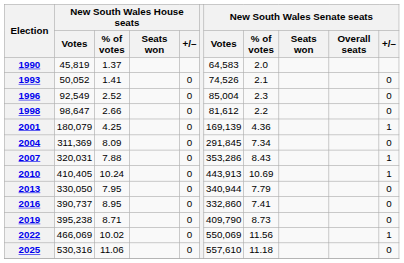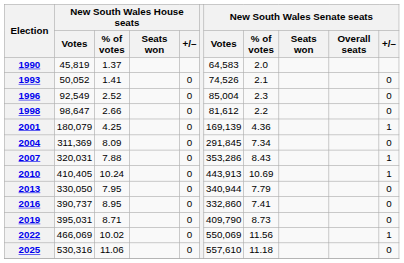(74, 219) 395,238 -> (74, 219) 395,031
